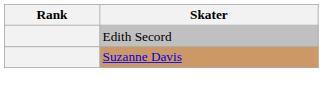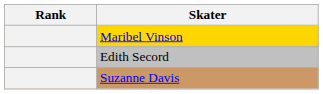+ row: (141, 36)
